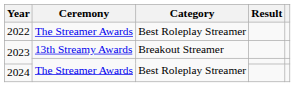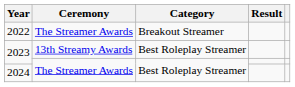(192, 31) Best Roleplay Streamer -> (181, 31) Breakout Streamer
(181, 49) Breakout Streamer -> (192, 49) Best Roleplay Streamer
